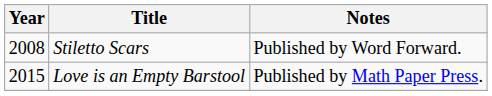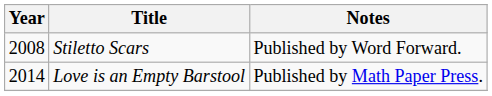(27, 76) 2015 -> (27, 76) 2014
